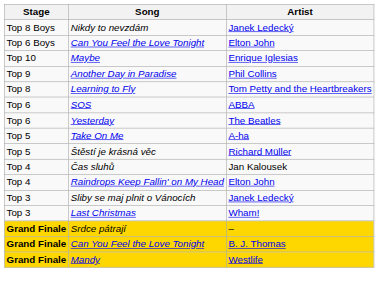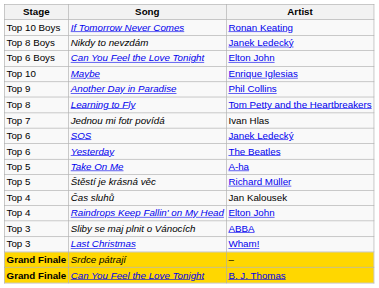+ row: (33, 27)
+ row: (18, 120)
(241, 105) ABBA -> (261, 136) Janek Ledecký
(261, 197) Janek Ledecký -> (241, 228) ABBA
- row: (36, 259)
